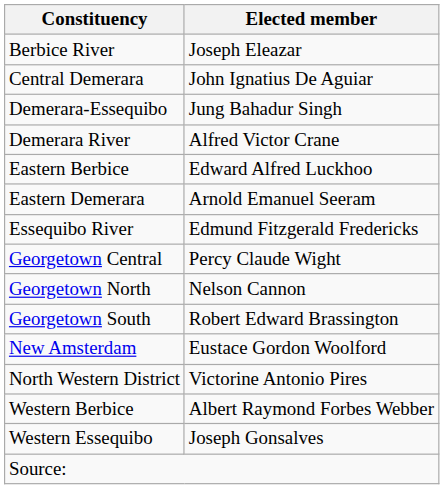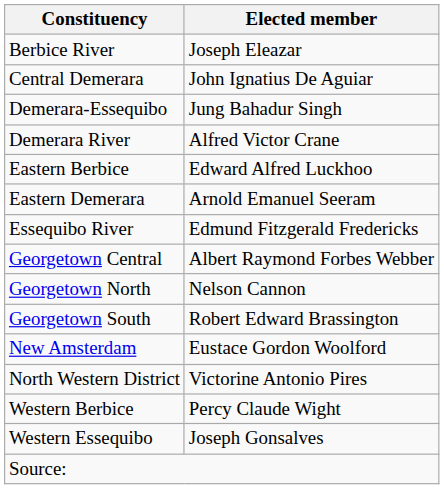(265, 259) Percy Claude Wight -> (311, 259) Albert Raymond Forbes Webber
(311, 408) Albert Raymond Forbes Webber -> (265, 408) Percy Claude Wight
